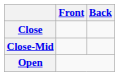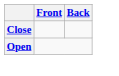- row: (30, 46)
